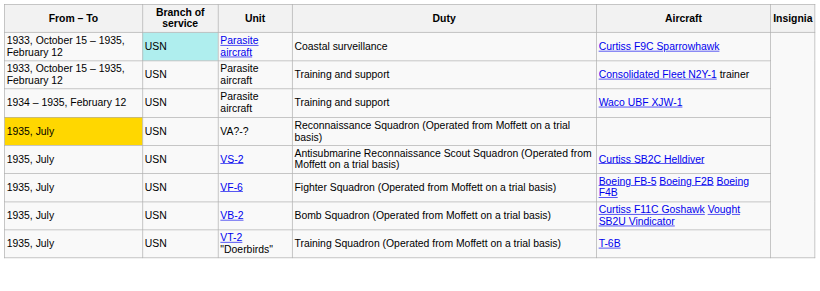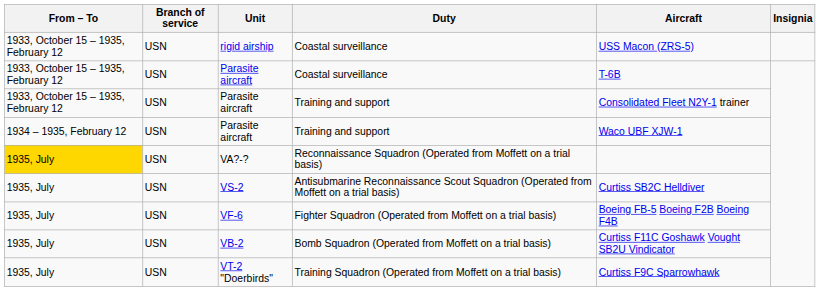+ row: (247, 46)
(156, 46) paleturquoise background -> (156, 74) no background
(659, 46) Curtiss F9C Sparrowhawk -> (610, 74) T-6B
(610, 244) T-6B -> (659, 272) Curtiss F9C Sparrowhawk
